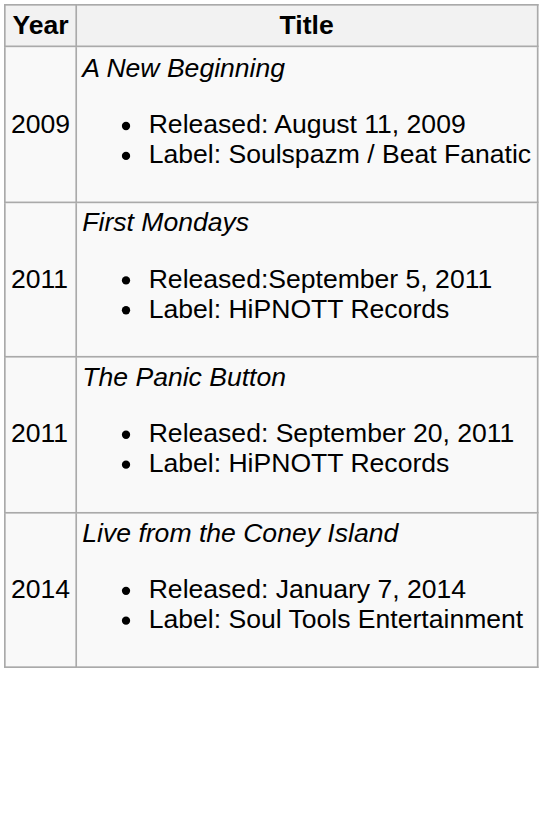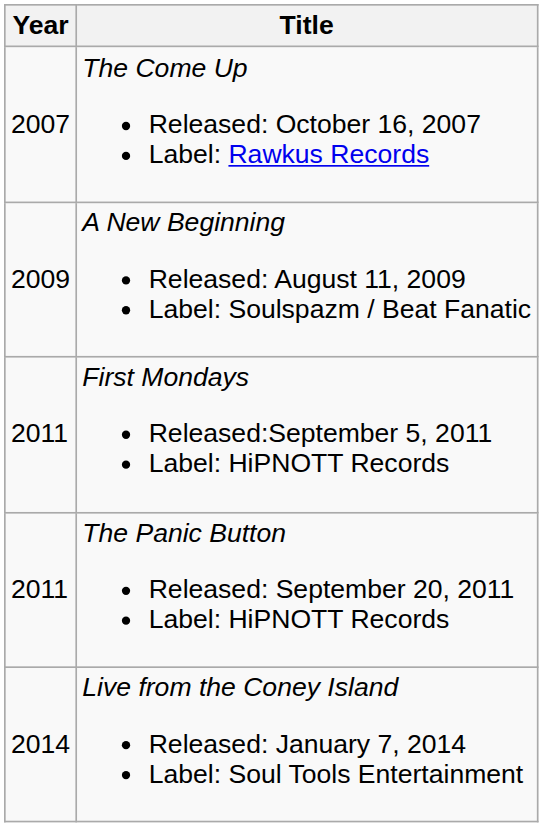+ row: (307, 111)
